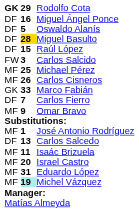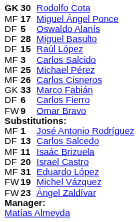(26, 8) 29 -> (26, 8) 30
(11, 18) DF -> (11, 18) MF
(26, 18) 16 -> (26, 18) 17
(26, 39) gold background -> (26, 39) no background
(12, 59) FW -> (11, 59) MF
(23, 100) 7 -> (23, 100) 6
(11, 111) MF -> (12, 111) FW
(11, 162) MF -> (11, 162) DF
(11, 182) MF -> (12, 182) FW
(26, 182) paleturquoise background -> (26, 182) no background
+ row: (66, 192)
